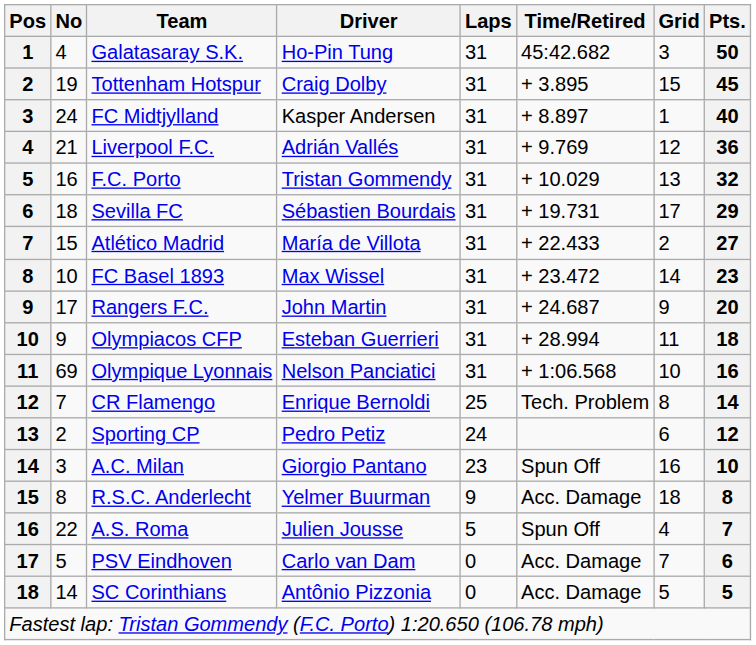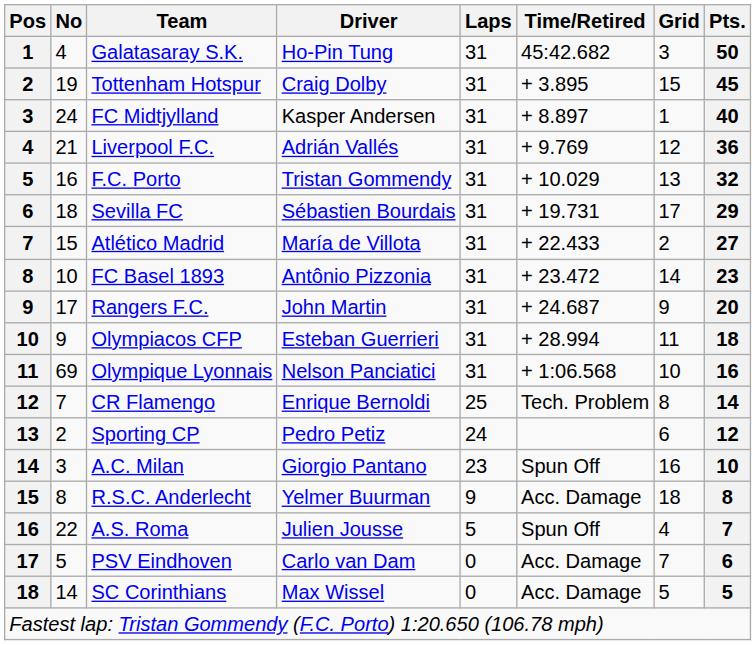(333, 275) Max Wissel -> (356, 275) Antônio Pizzonia
(356, 592) Antônio Pizzonia -> (333, 592) Max Wissel
